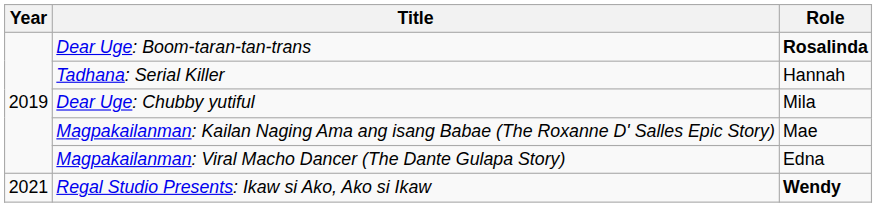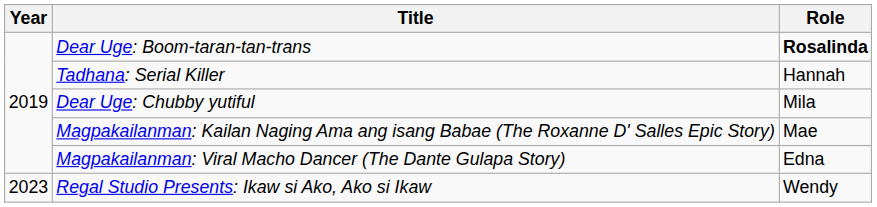(28, 187) 2021 -> (28, 187) 2023
(812, 187) bold -> (810, 187) normal
